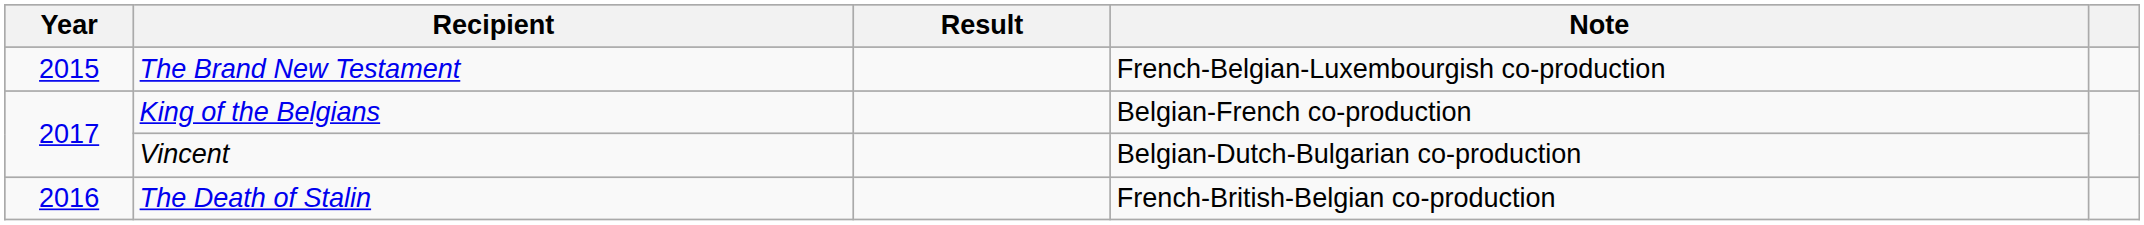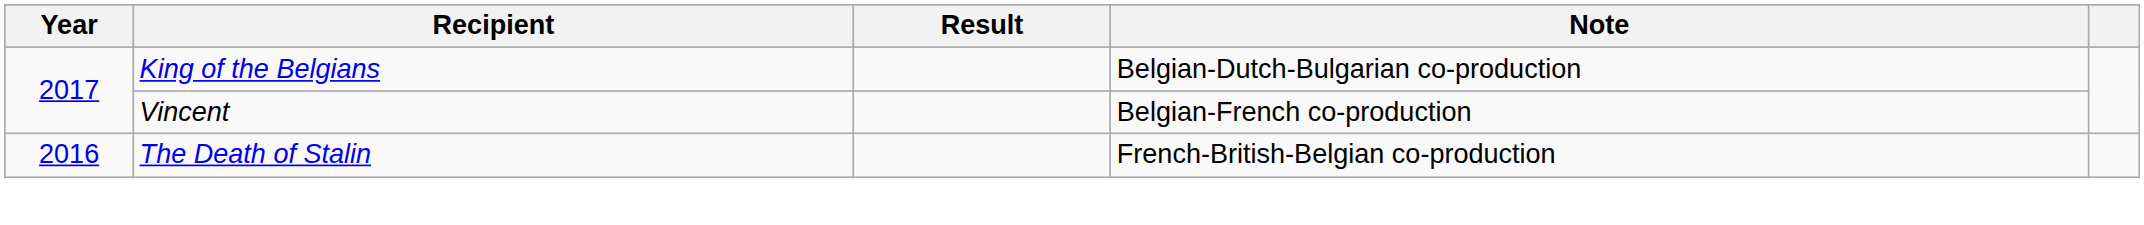- row: (300, 68)
(1294, 111) Belgian-French co-production -> (1349, 68) Belgian-Dutch-Bulgarian co-production
(1349, 154) Belgian-Dutch-Bulgarian co-production -> (1294, 111) Belgian-French co-production
